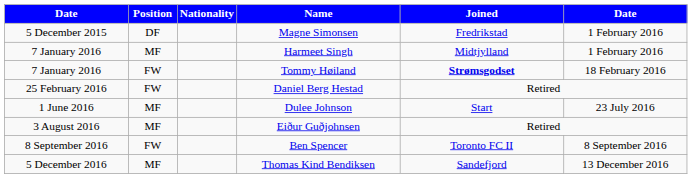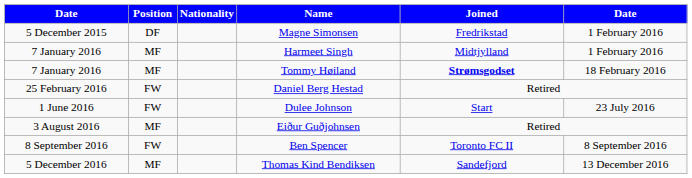(153, 70) FW -> (153, 70) MF
(153, 108) MF -> (153, 108) FW
